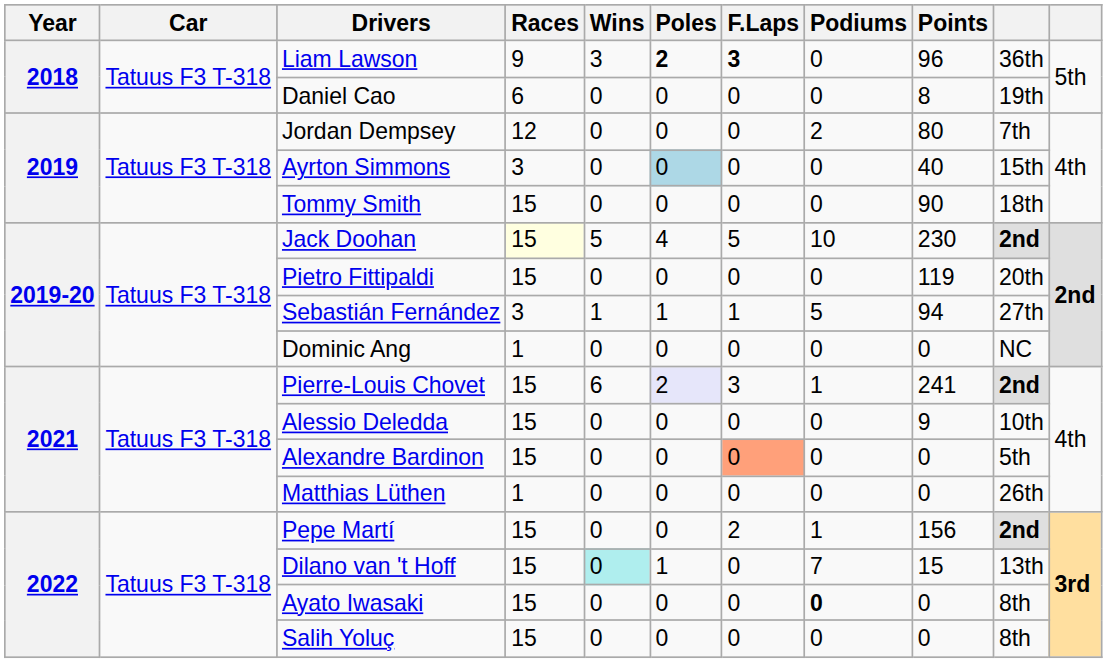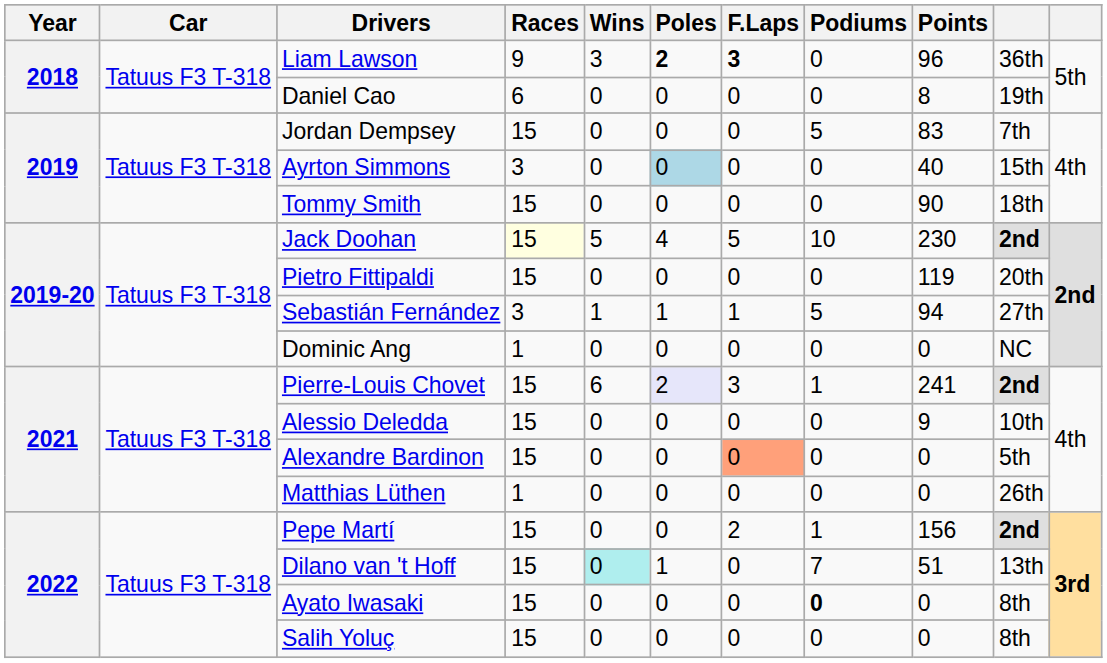(524, 131) 12 -> (524, 131) 15
(816, 131) 2 -> (816, 131) 5
(931, 131) 80 -> (931, 131) 83
(931, 566) 15 -> (931, 566) 51
